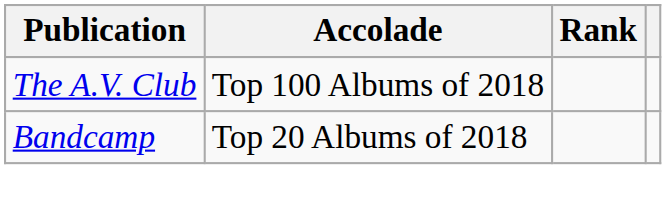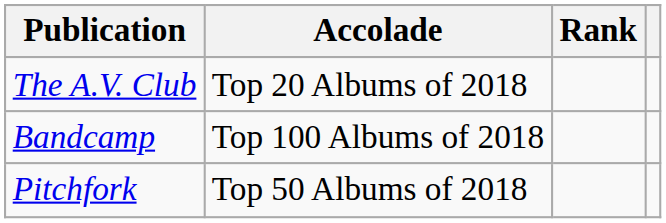(378, 83) Top 100 Albums of 2018 -> (370, 83) Top 20 Albums of 2018
(370, 136) Top 20 Albums of 2018 -> (378, 136) Top 100 Albums of 2018
+ row: (75, 189)
